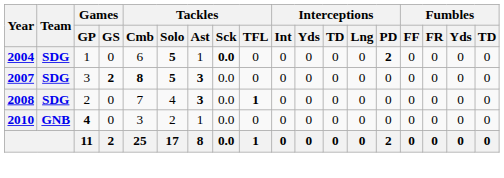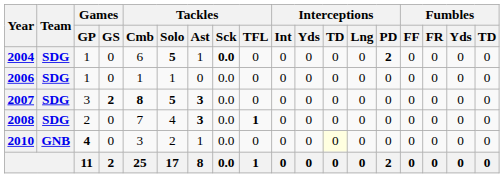+ row: (21, 78)
(335, 120) no background -> (335, 141) lightyellow background
